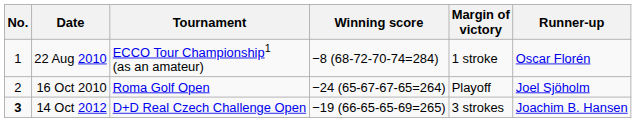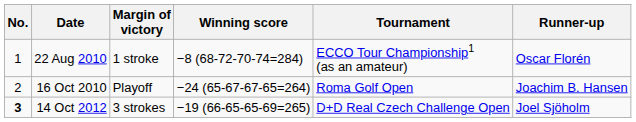columns swapped: (209, 22) <-> (481, 22)
(553, 87) Joel Sjöholm -> (572, 87) Joachim B. Hansen
(572, 108) Joachim B. Hansen -> (553, 108) Joel Sjöholm
